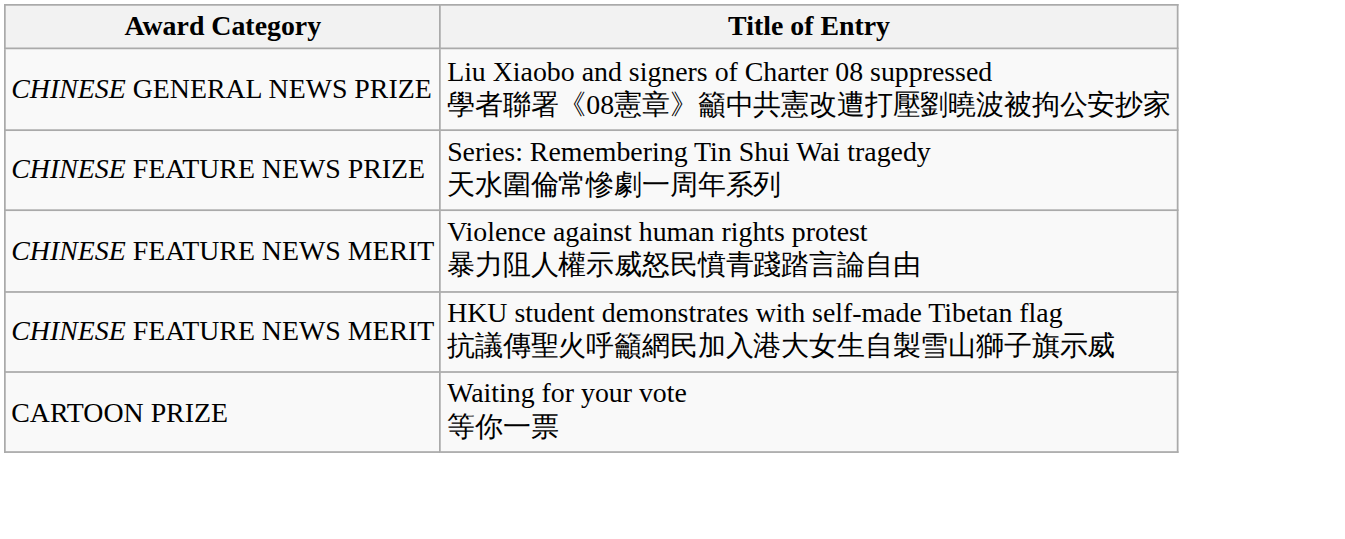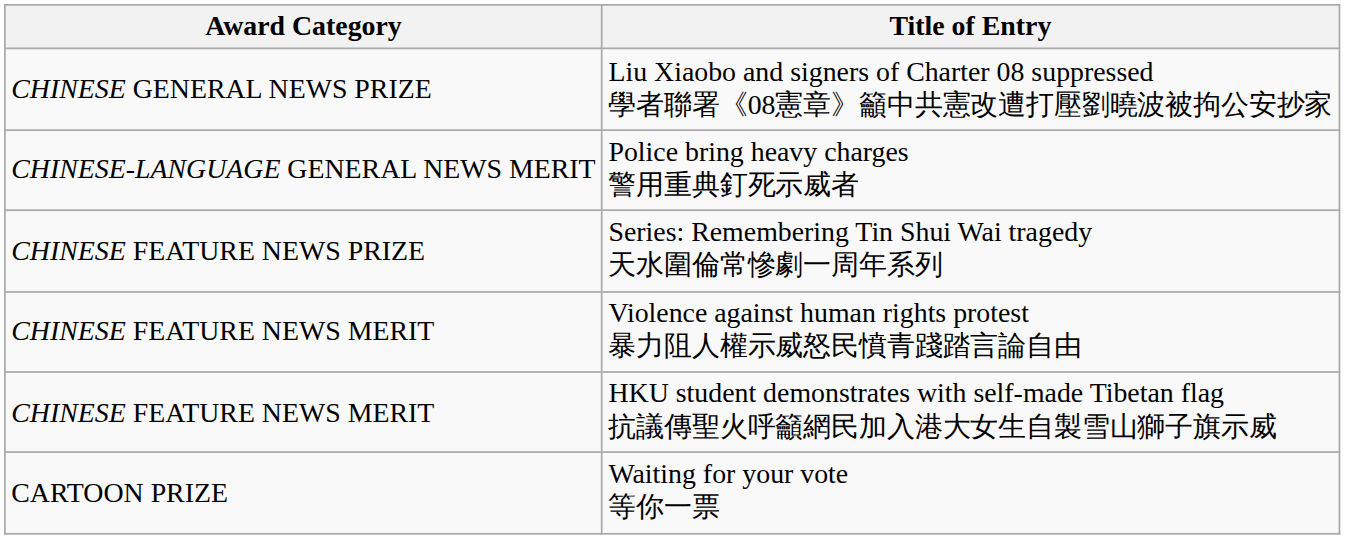+ row: (759, 167)
